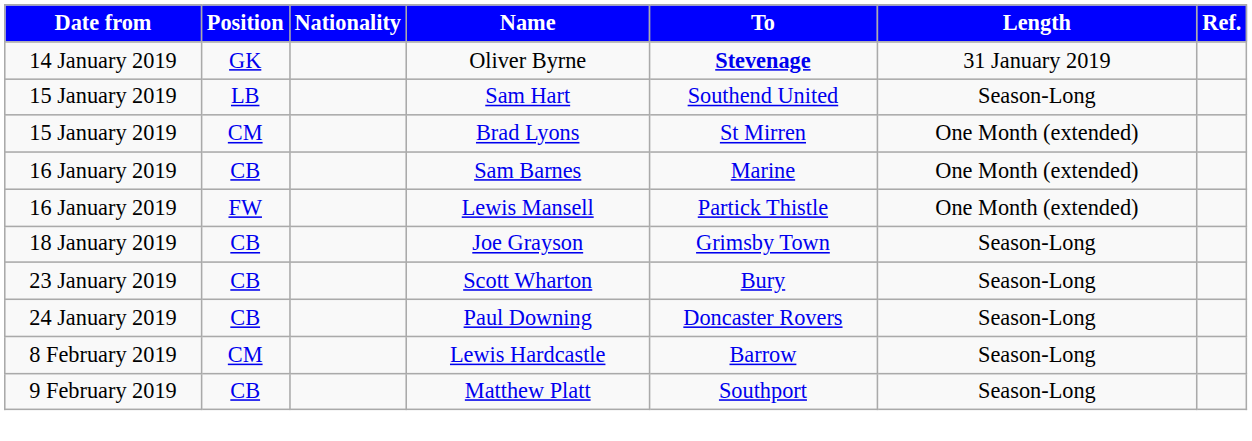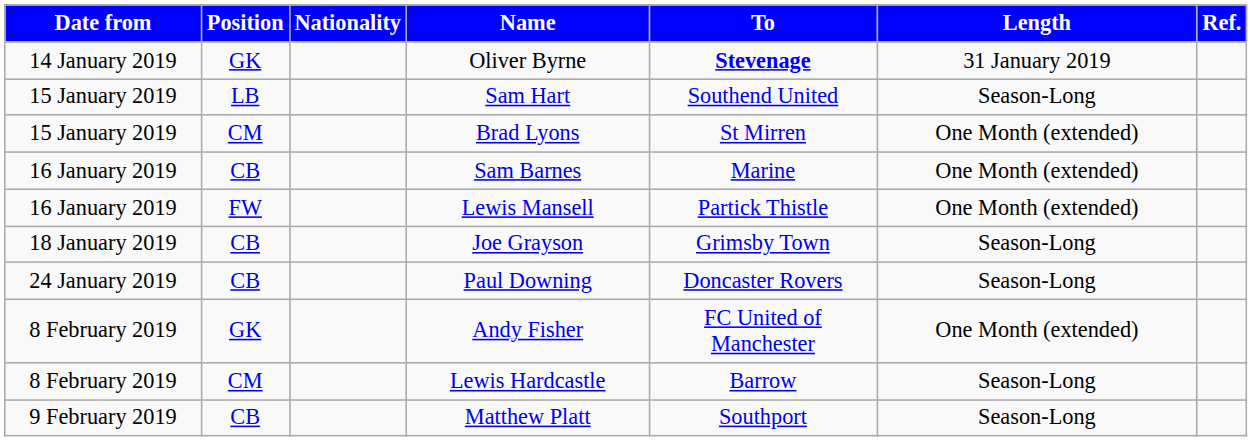- row: (528, 280)
+ row: (528, 330)
